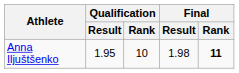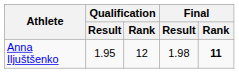(142, 54) 10 -> (142, 54) 12
